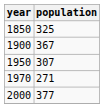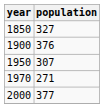(45, 29) 325 -> (45, 29) 327
(45, 46) 367 -> (45, 46) 376
